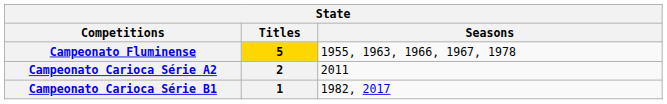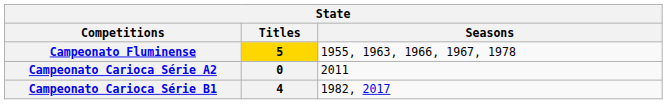(280, 70) 2 -> (280, 70) 0
(280, 89) 1 -> (280, 89) 4
